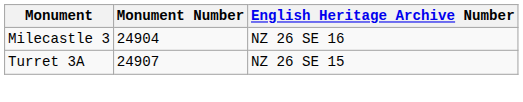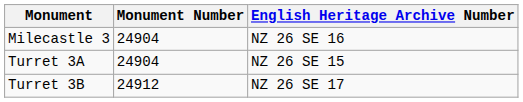(138, 62) 24907 -> (138, 62) 24904
+ row: (46, 85)
